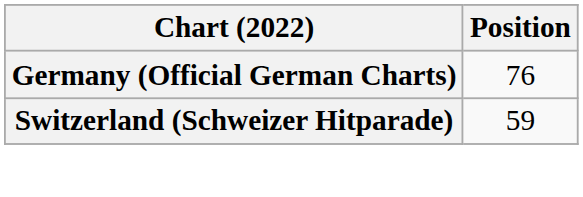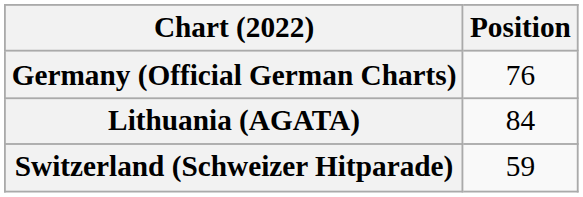+ row: (234, 120)
